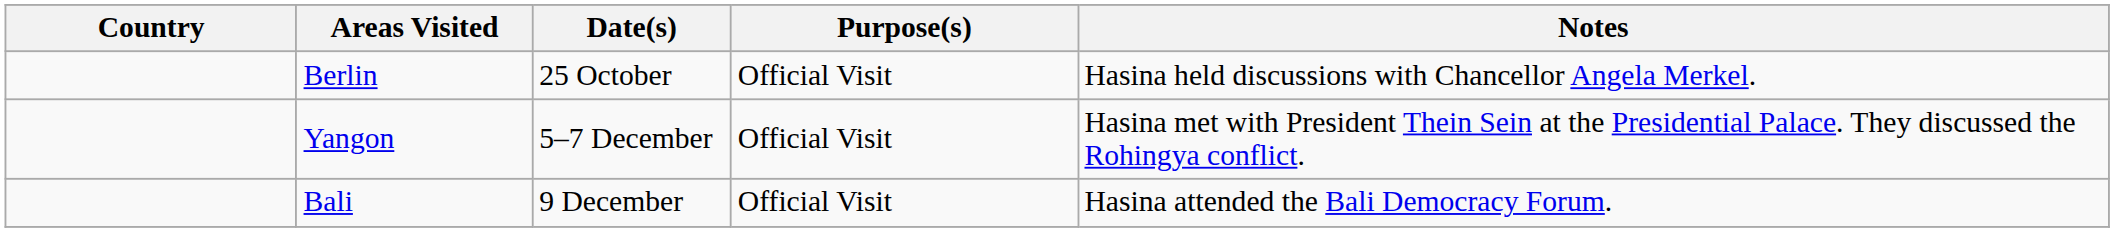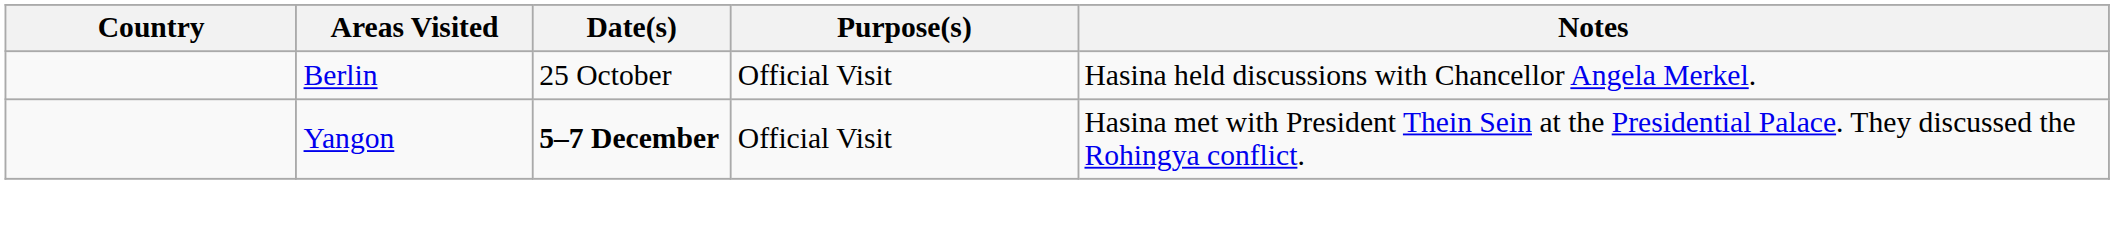(626, 138) normal -> (629, 138) bold
- row: (328, 202)
